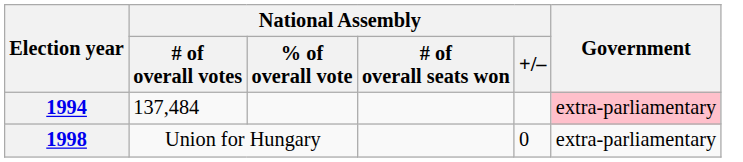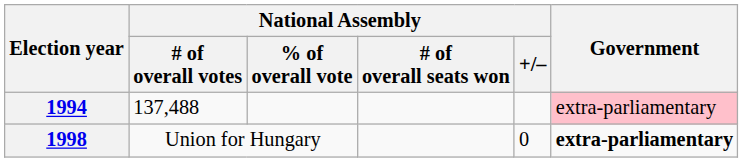(166, 107) 137,484 -> (166, 107) 137,488
(636, 140) normal -> (644, 140) bold
